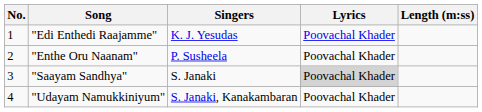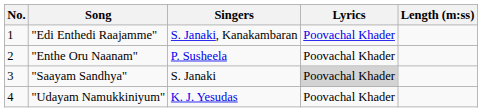(204, 35) K. J. Yesudas -> (234, 35) S. Janaki, Kanakambaran
(234, 97) S. Janaki, Kanakambaran -> (204, 97) K. J. Yesudas
